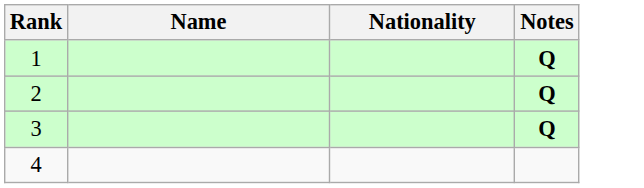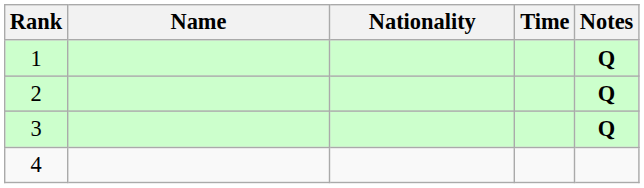+ column: (545, 22)
